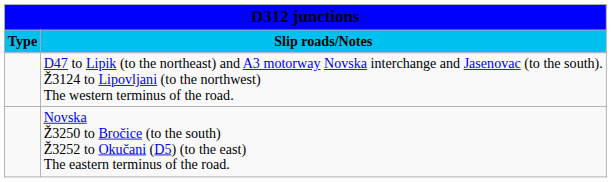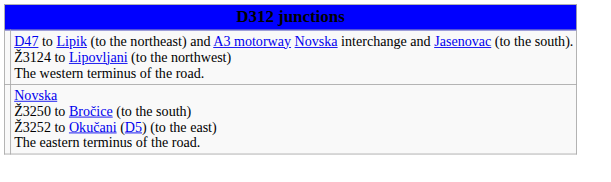- row: (323, 41)
